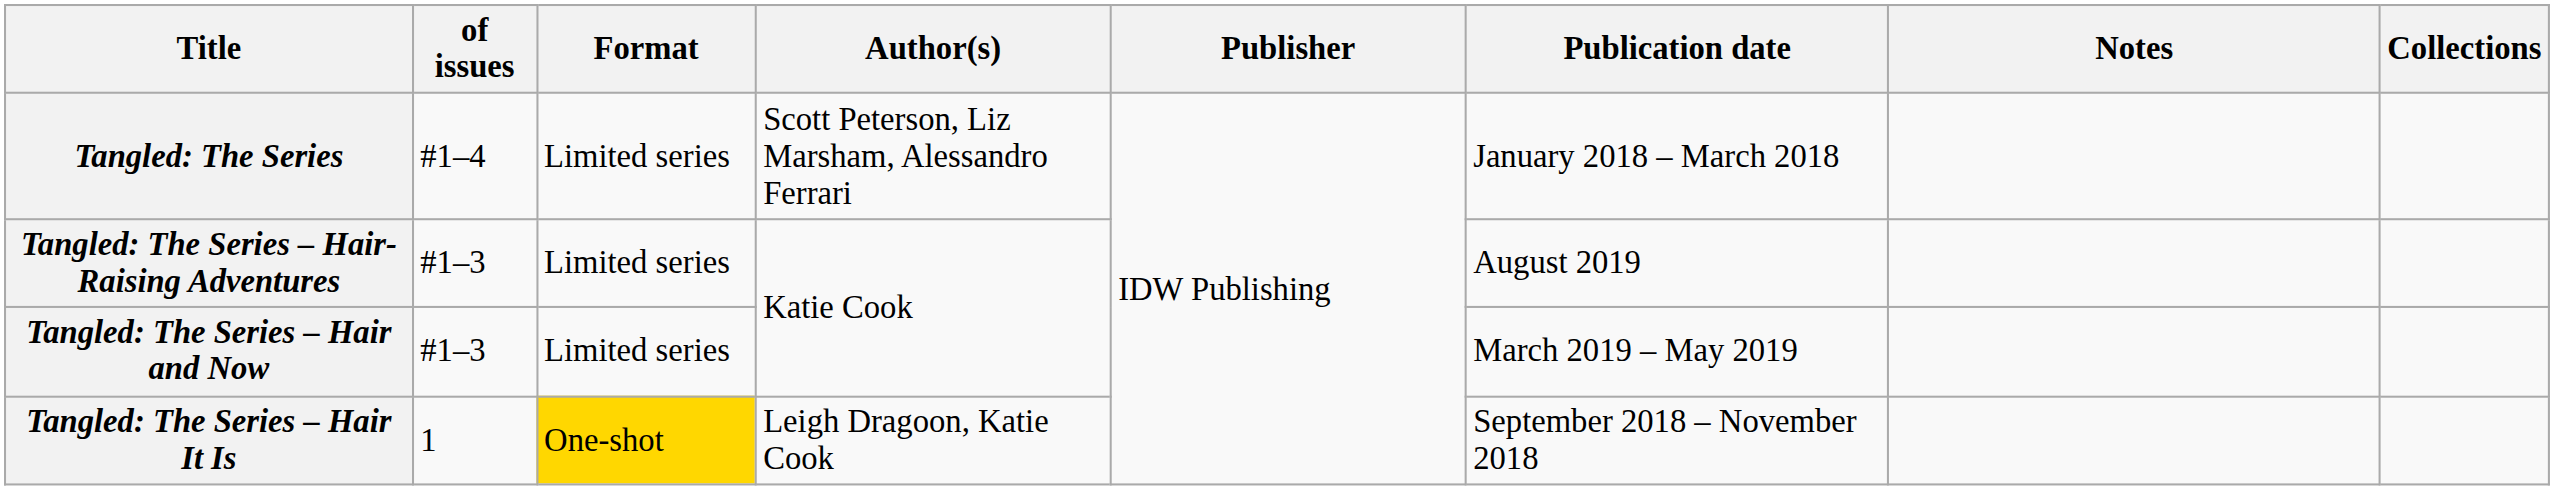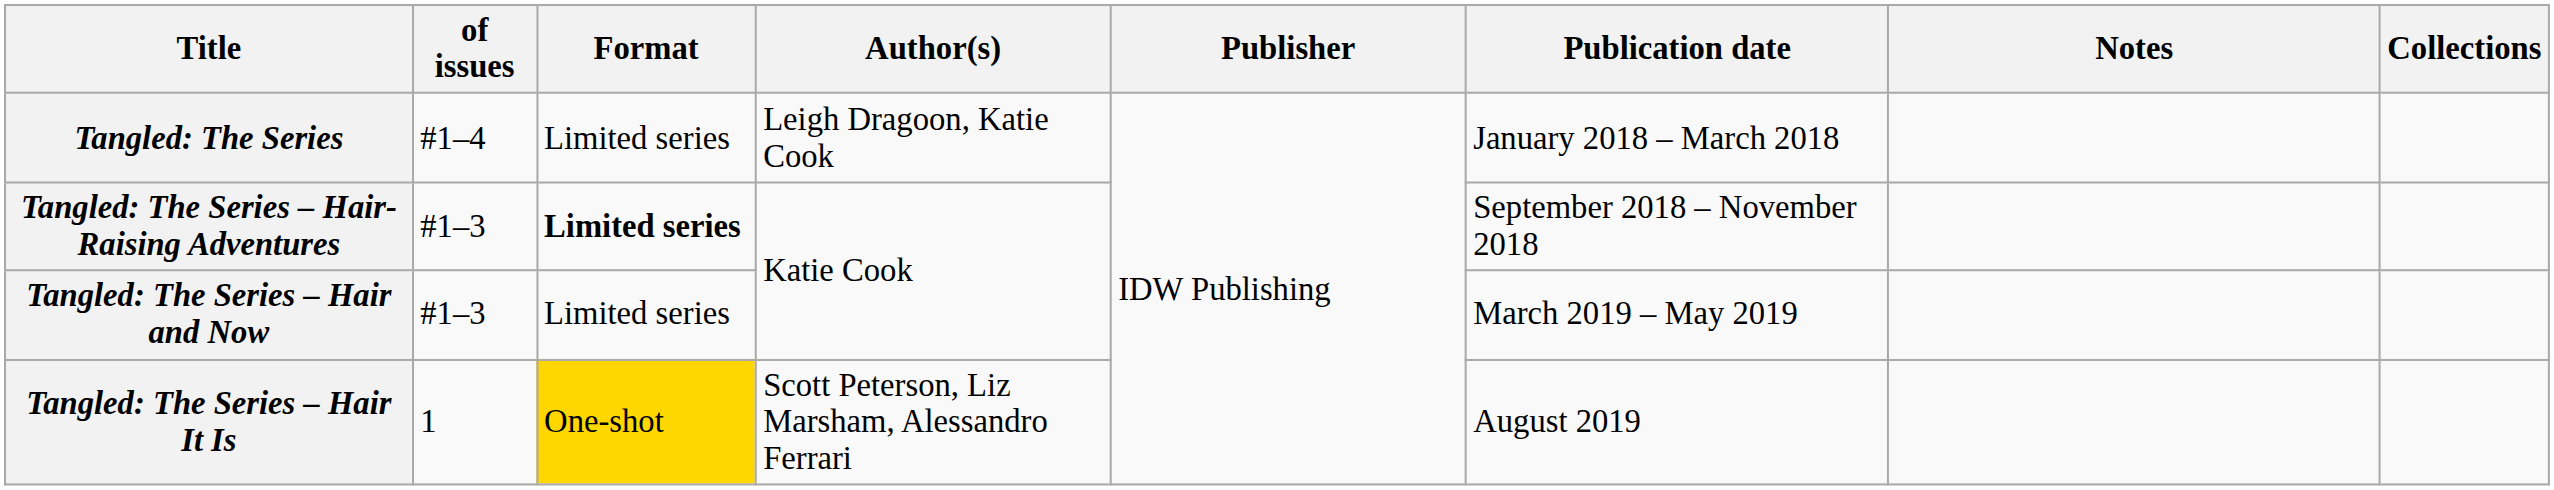(905, 155) Scott Peterson, Liz Marsham, Alessandro Ferrari -> (906, 137) Leigh Dragoon, Katie Cook
(637, 262) normal -> (642, 225) bold
(1557, 262) August 2019 -> (1665, 225) September 2018 – November 2018
(906, 439) Leigh Dragoon, Katie Cook -> (905, 421) Scott Peterson, Liz Marsham, Alessandro Ferrari
(1665, 439) September 2018 – November 2018 -> (1557, 421) August 2019
